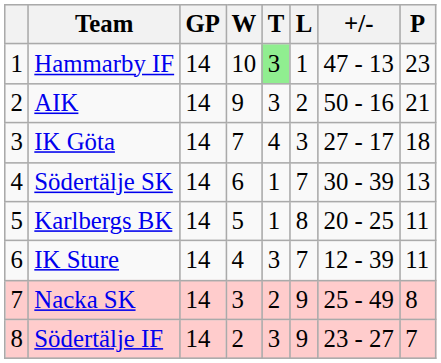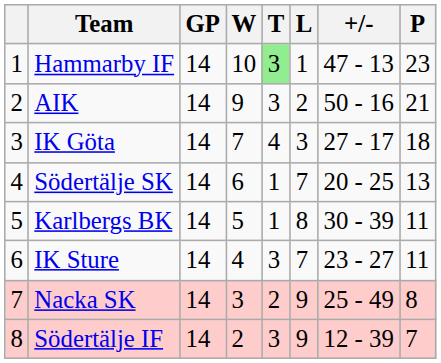(359, 181) 30 - 39 -> (359, 181) 20 - 25
(359, 220) 20 - 25 -> (359, 220) 30 - 39
(359, 260) 12 - 39 -> (359, 260) 23 - 27
(359, 338) 23 - 27 -> (359, 338) 12 - 39
